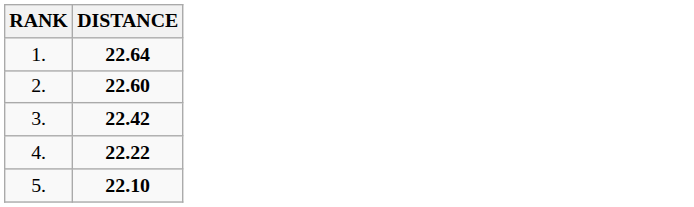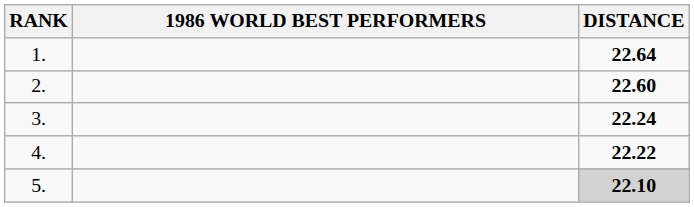+ column: (326, 21)
(128, 119) 22.42 -> (634, 119) 22.24
(128, 185) no background -> (634, 185) lightgrey background
